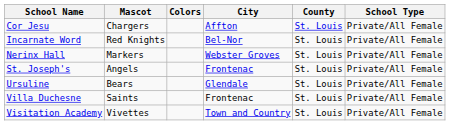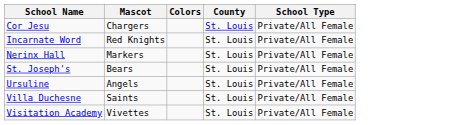- column: (248, 12)
(122, 69) Angels -> (120, 69) Bears
(120, 84) Bears -> (122, 84) Angels
